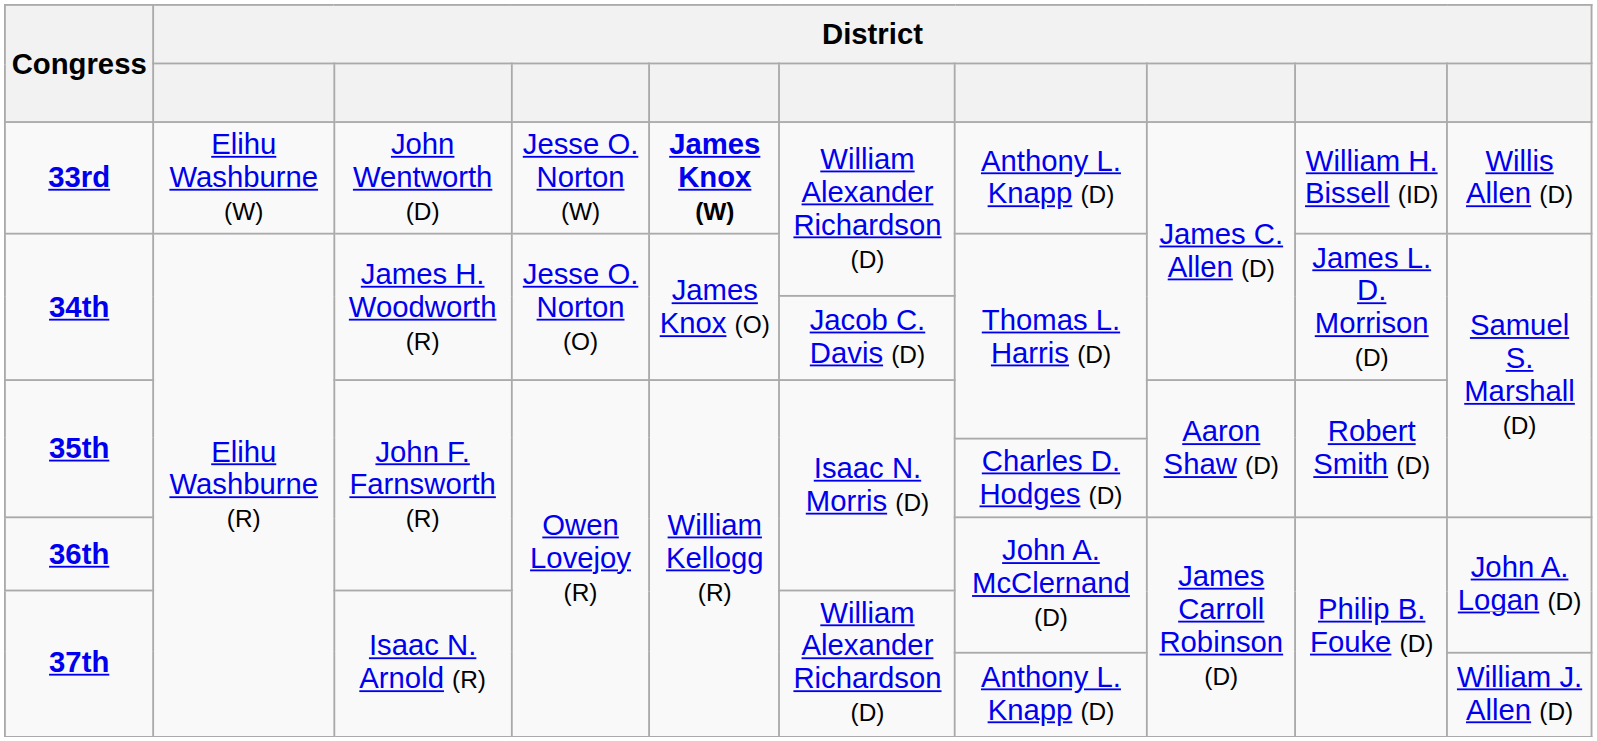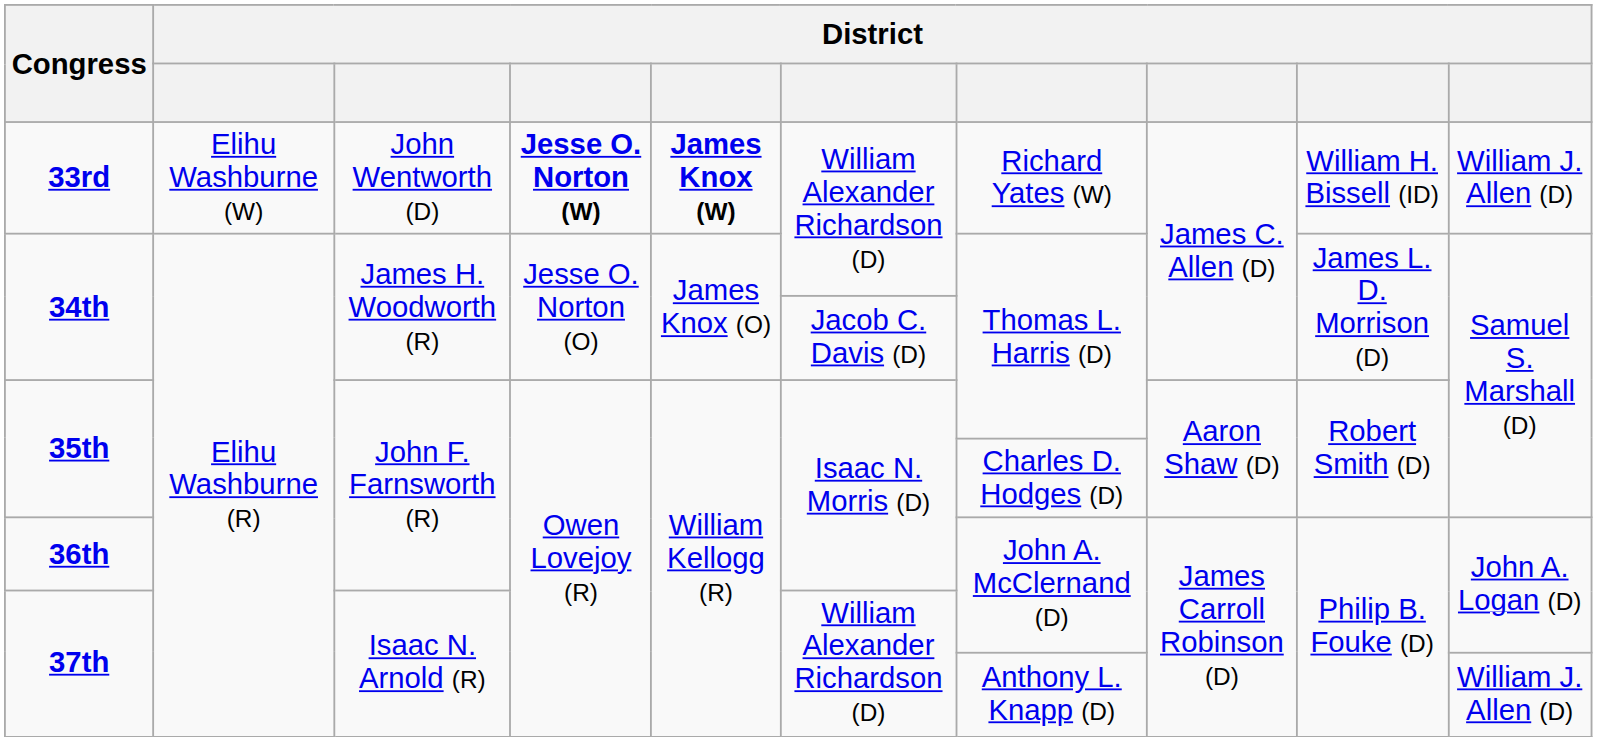(581, 177) normal -> (581, 177) bold
(1051, 177) Anthony L. Knapp (D) -> (1052, 177) Richard Yates (W)
(1520, 177) Willis Allen (D) -> (1520, 177) William J. Allen (D)
